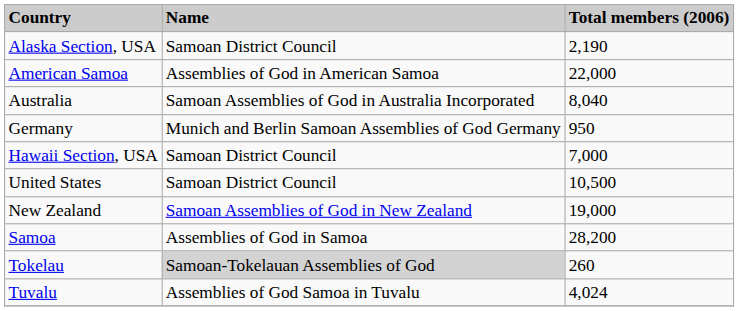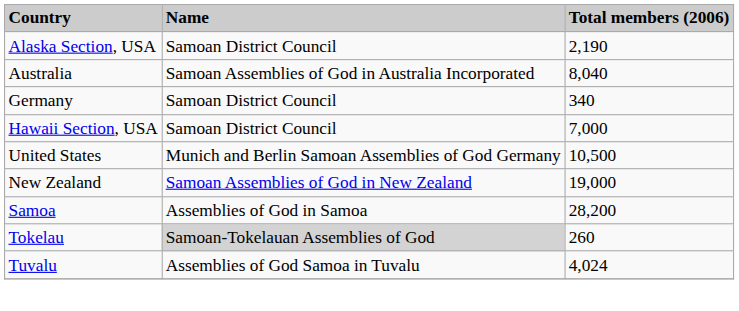- row: (68, 73)
(363, 127) Munich and Berlin Samoan Assemblies of God Germany -> (251, 100) Samoan District Council
(582, 127) 950 -> (582, 100) 340
(251, 182) Samoan District Council -> (363, 155) Munich and Berlin Samoan Assemblies of God Germany
